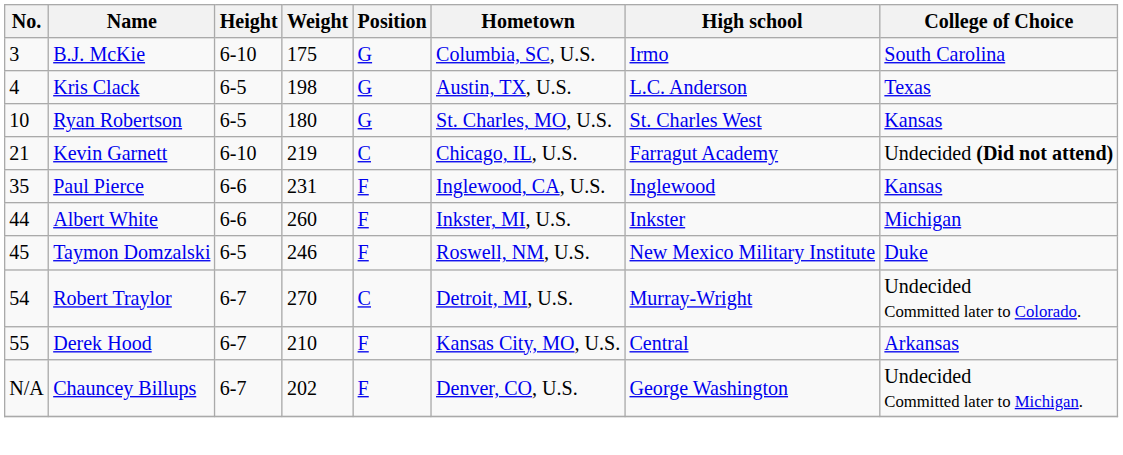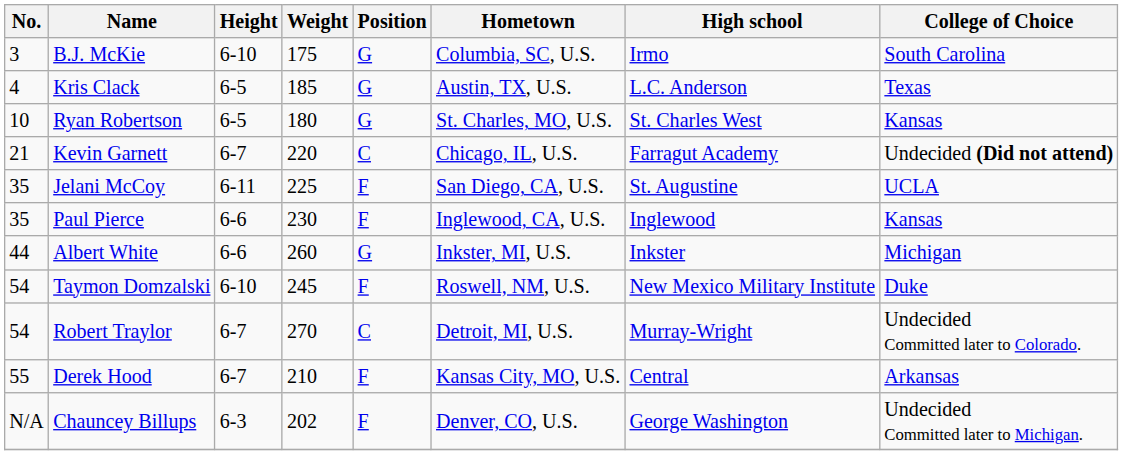(302, 87) 198 -> (302, 87) 185
(238, 153) 6-10 -> (233, 153) 6-7
(302, 153) 219 -> (302, 153) 220
+ row: (109, 186)
(302, 186) 231 -> (302, 219) 230
(363, 219) F -> (365, 252) G
(19, 252) 45 -> (19, 285) 54
(233, 252) 6-5 -> (238, 285) 6-10
(302, 252) 246 -> (302, 285) 245
(233, 387) 6-7 -> (233, 420) 6-3
